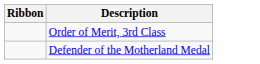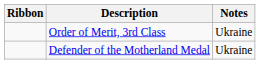+ column: (234, 13)
